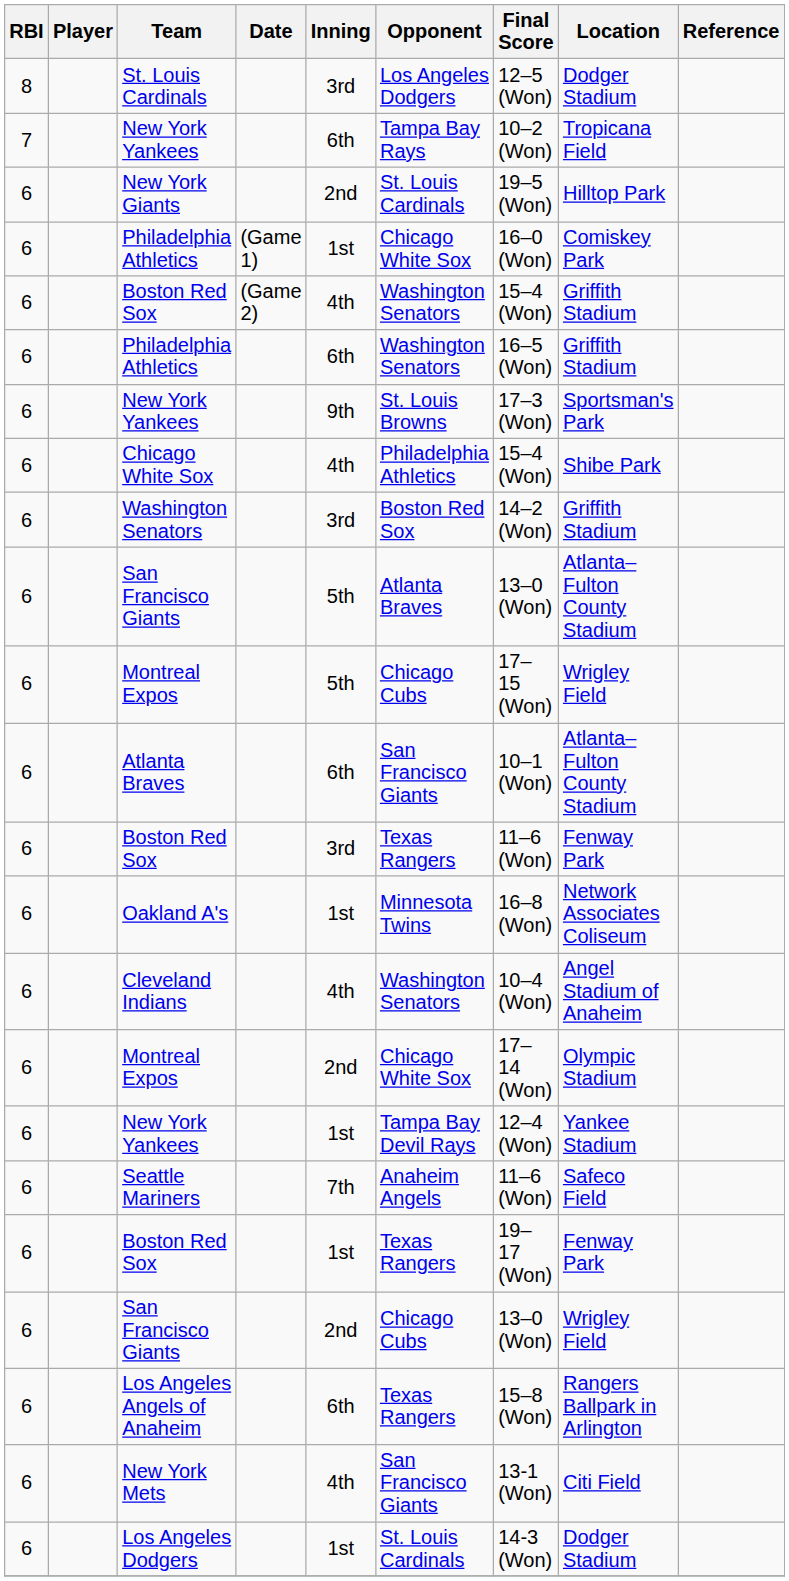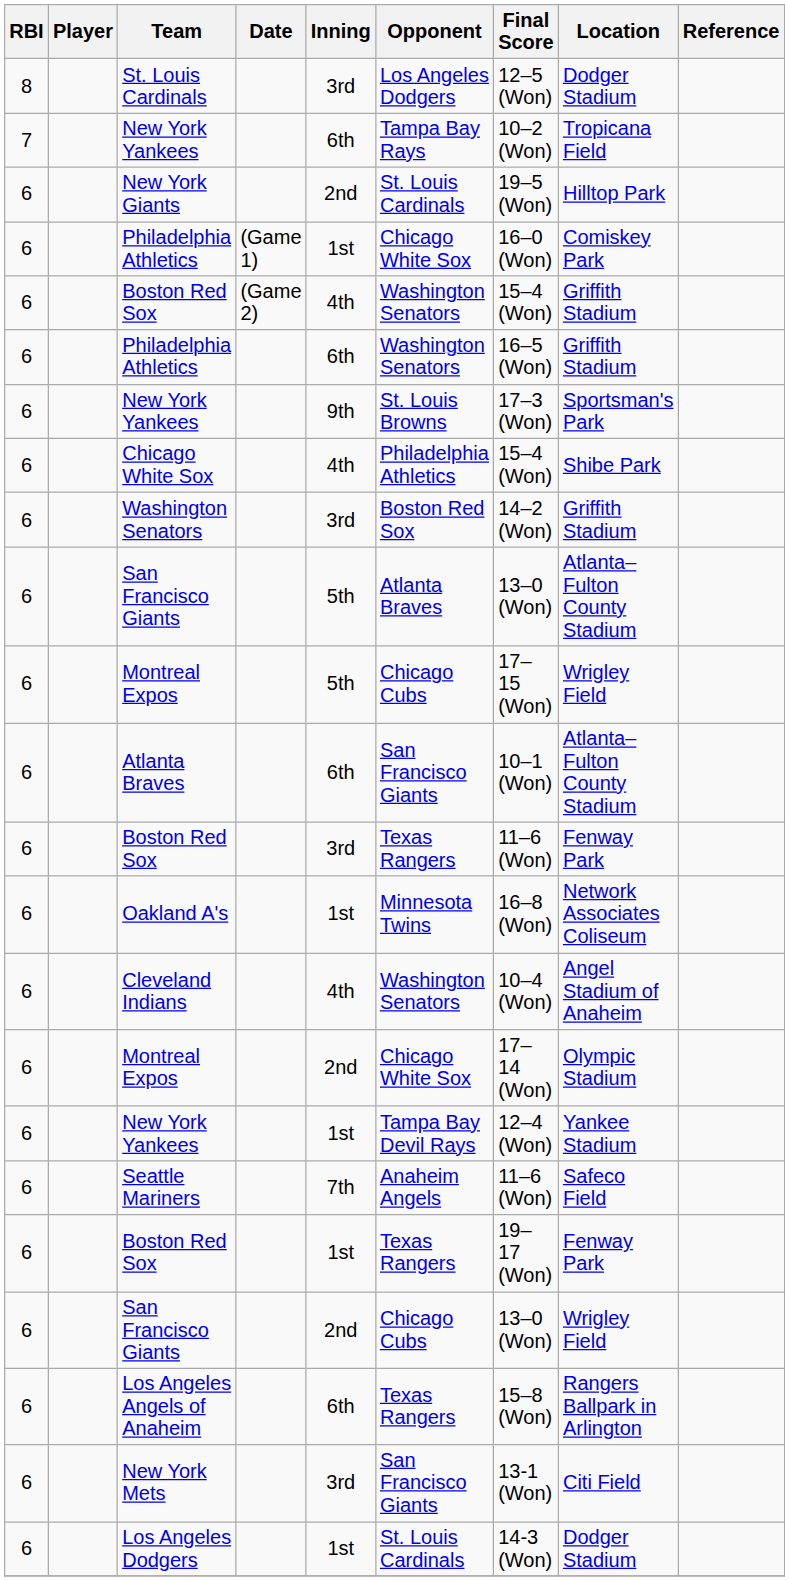(341, 1483) 4th -> (341, 1483) 3rd
